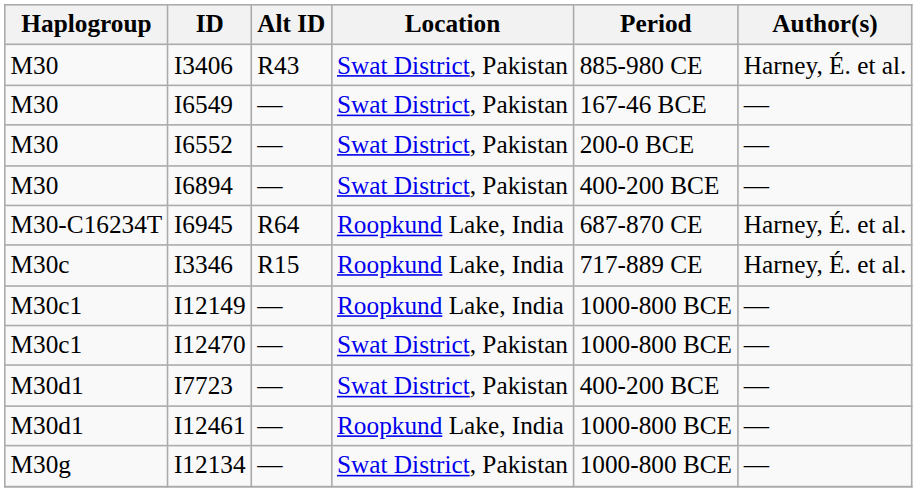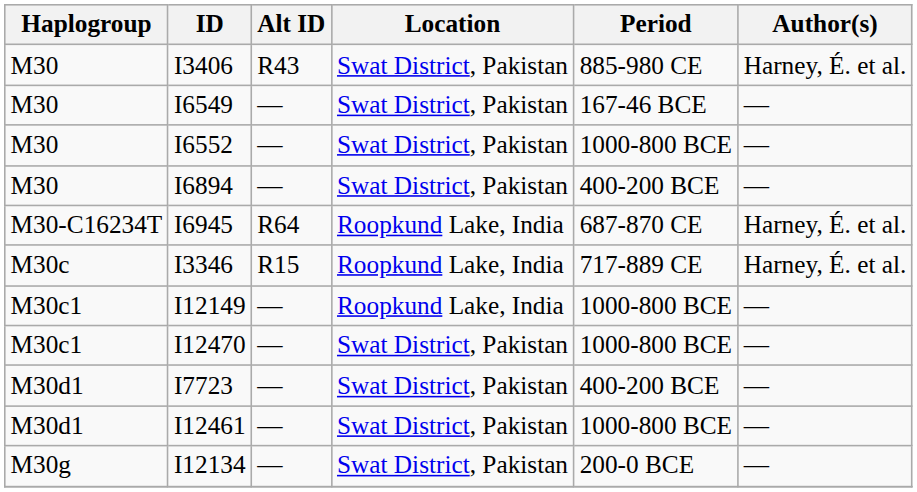(637, 144) 200-0 BCE -> (656, 144) 1000-800 BCE
(450, 425) Roopkund Lake, India -> (452, 425) Swat District, Pakistan
(656, 465) 1000-800 BCE -> (637, 465) 200-0 BCE
